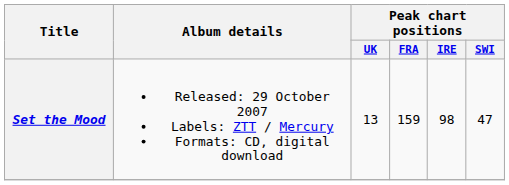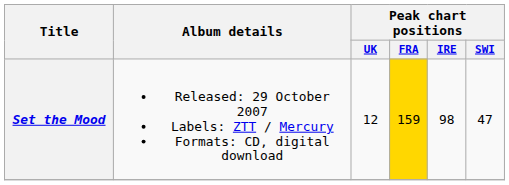(370, 119) 13 -> (370, 119) 12
(409, 119) no background -> (409, 119) gold background
